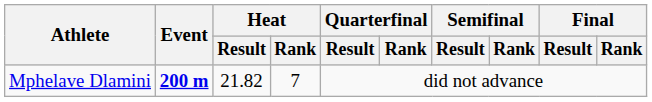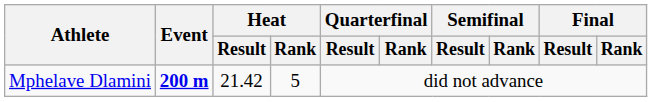(242, 80) 21.82 -> (242, 80) 21.42
(295, 80) 7 -> (295, 80) 5
